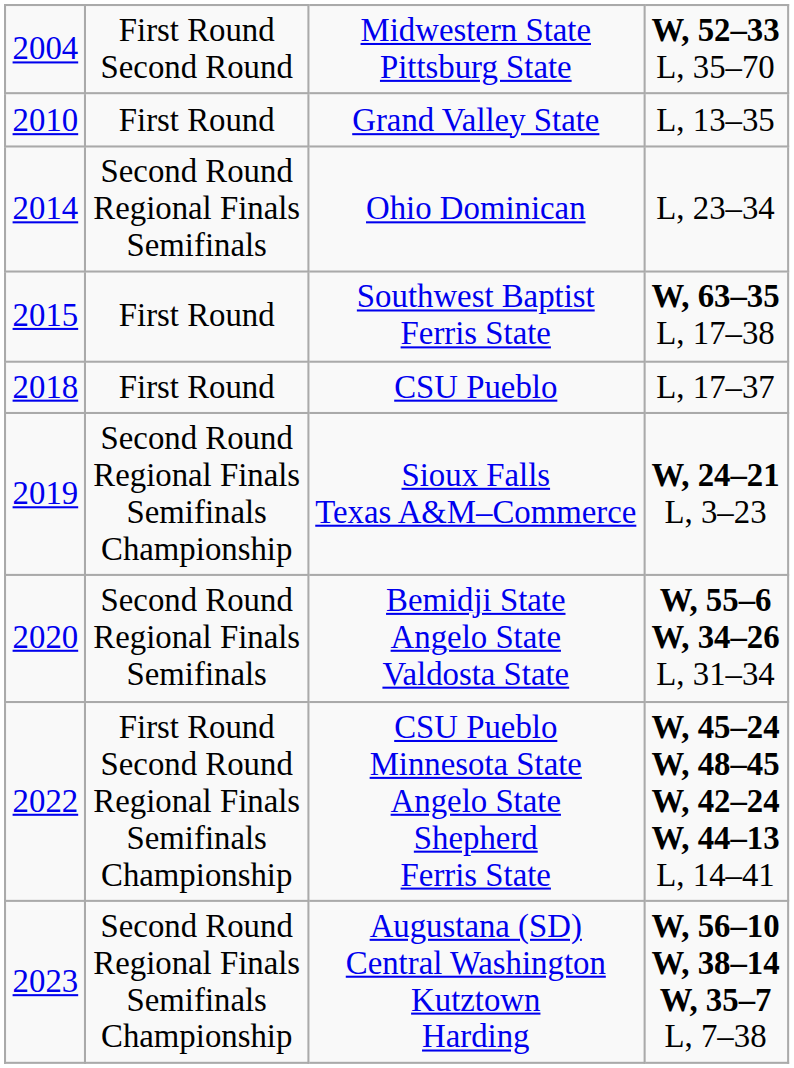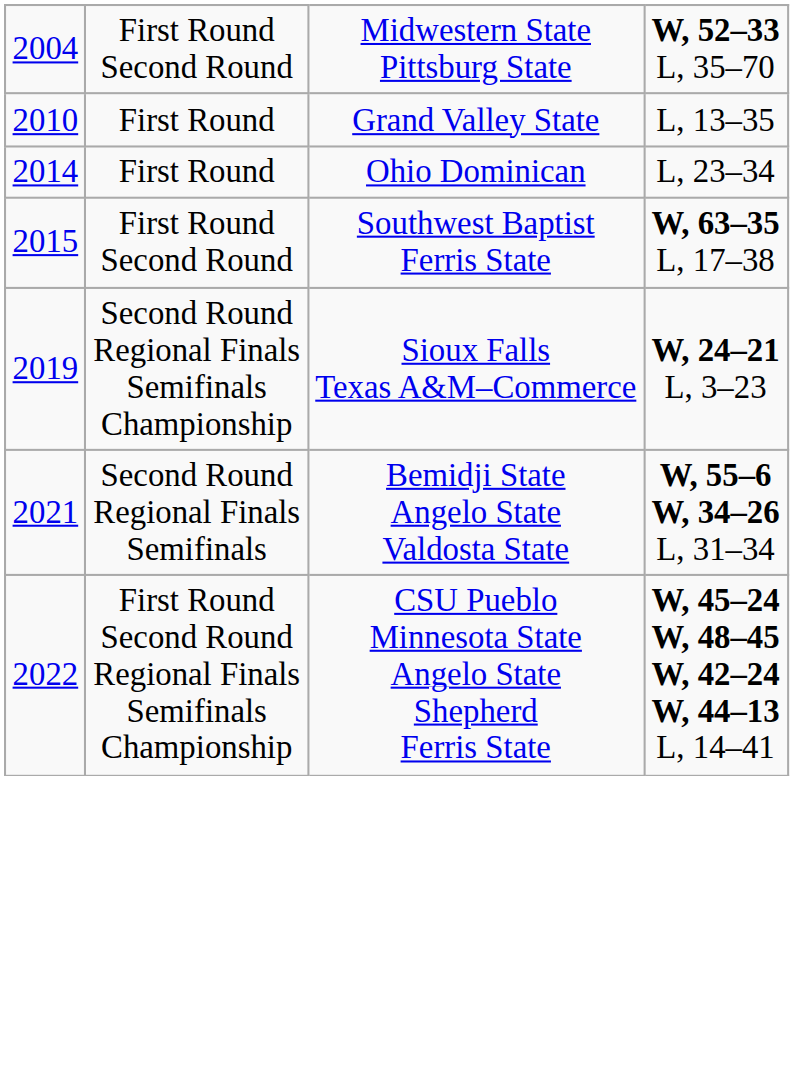(197, 208) Second Round Regional Finals Semifinals -> (197, 171) First Round
(197, 315) First Round -> (197, 241) First Round Second Round
- row: (476, 386)
(45, 637) 2020 -> (45, 512) 2021
- row: (476, 981)
